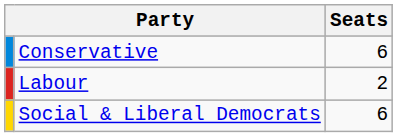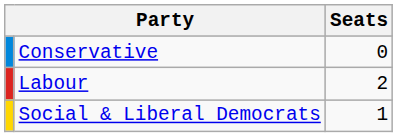(382, 52) 6 -> (382, 52) 0
(382, 115) 6 -> (382, 115) 1
